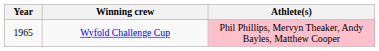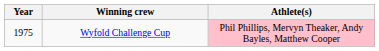(23, 33) 1965 -> (23, 33) 1975
